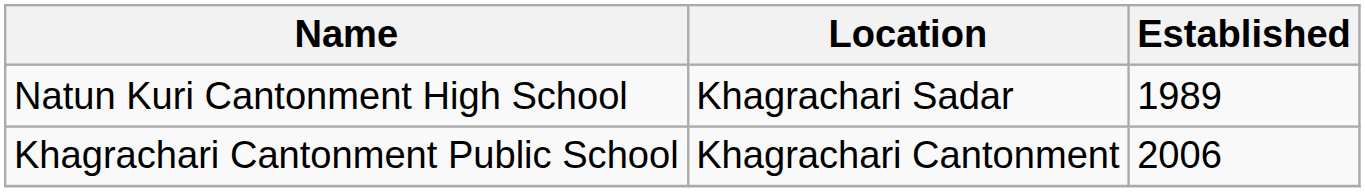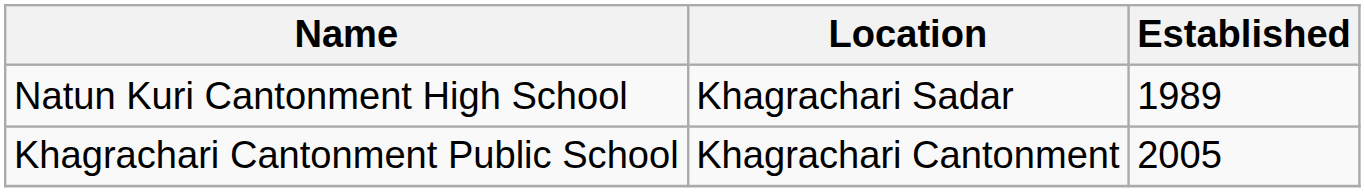(1179, 155) 2006 -> (1179, 155) 2005
